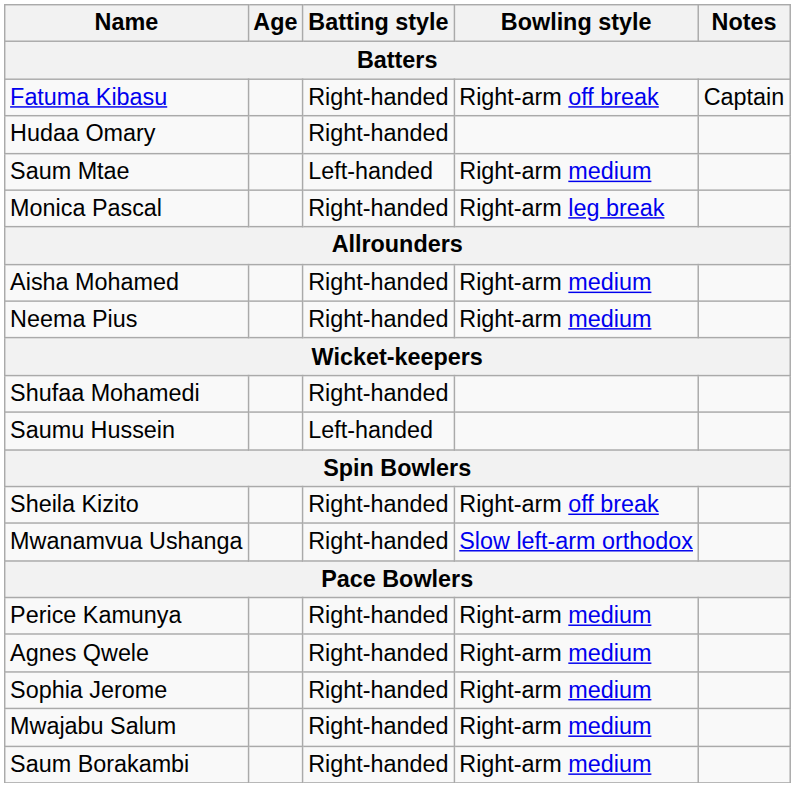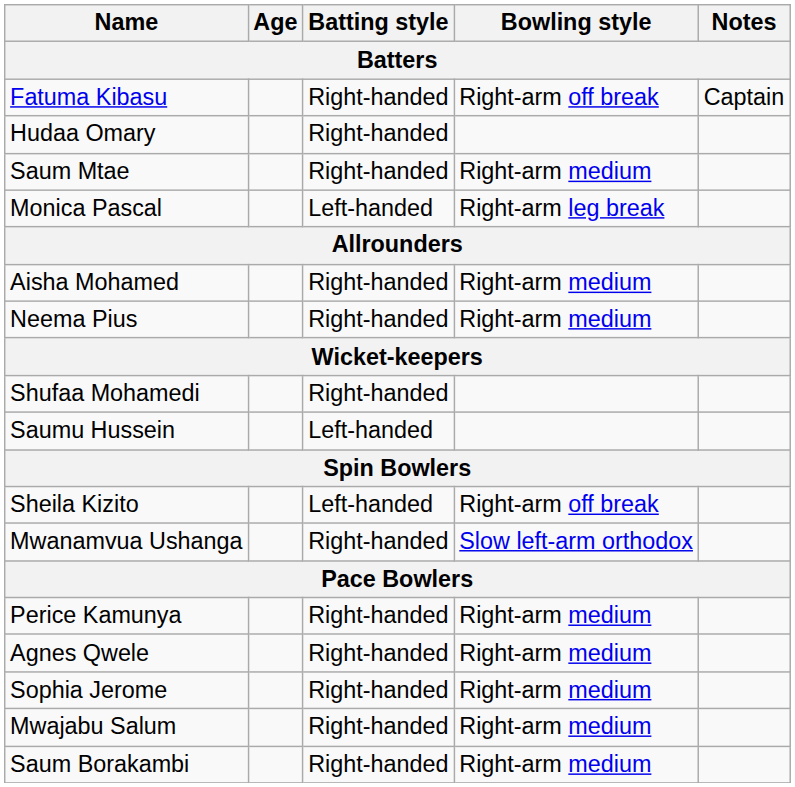(371, 171) Left-handed -> (378, 171) Right-handed
(378, 208) Right-handed -> (371, 208) Left-handed
(378, 504) Right-handed -> (371, 504) Left-handed
